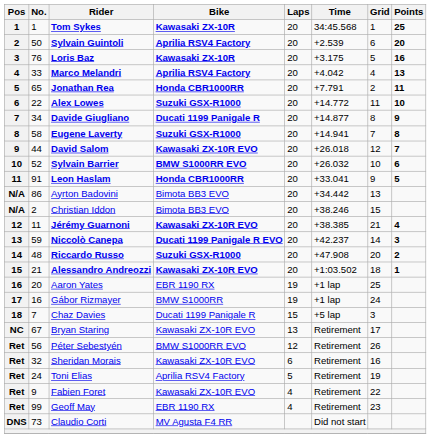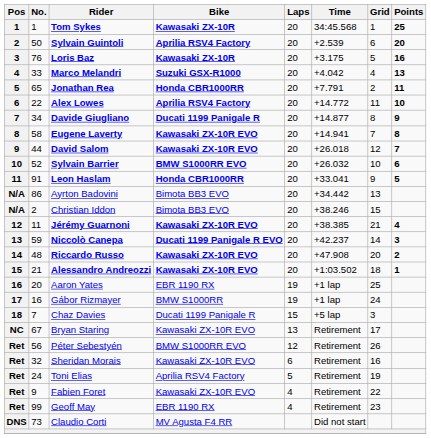(203, 73) Aprilia RSV4 Factory -> (198, 73) Suzuki GSX-R1000
(198, 103) Suzuki GSX-R1000 -> (203, 103) Aprilia RSV4 Factory
(198, 133) Suzuki GSX-R1000 -> (207, 133) Kawasaki ZX-10R EVO
(198, 255) Suzuki GSX-R1000 -> (207, 255) Kawasaki ZX-10R EVO
